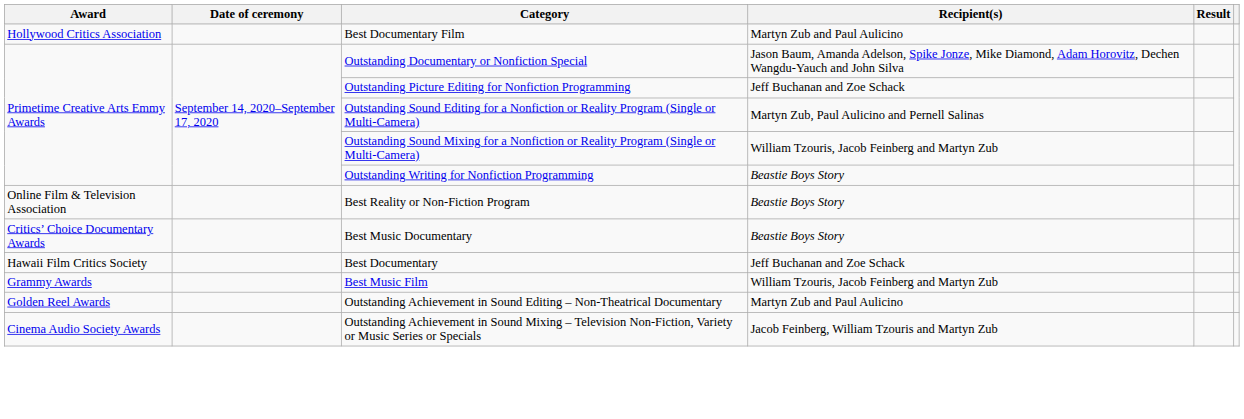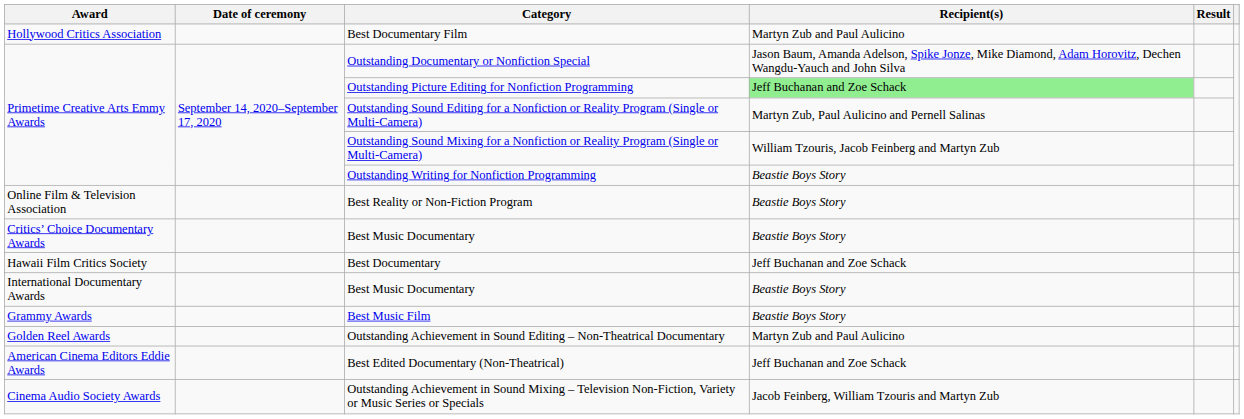(828, 87) no background -> (829, 87) lightgreen background
+ row: (75, 289)
(874, 282) William Tzouris, Jacob Feinberg and Martyn Zub -> (799, 316) Beastie Boys Story
+ row: (89, 362)
